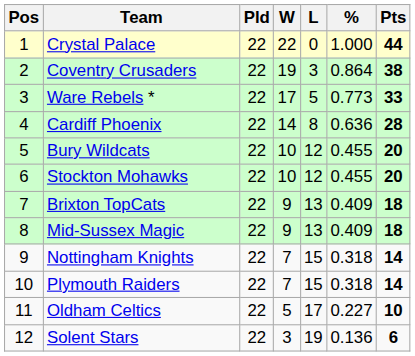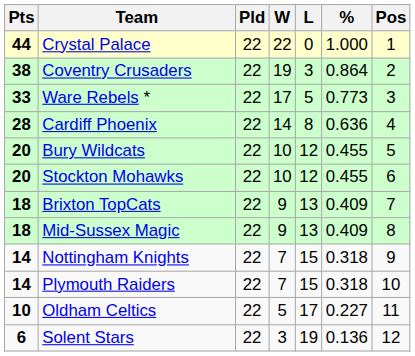columns swapped: (24, 17) <-> (393, 17)
